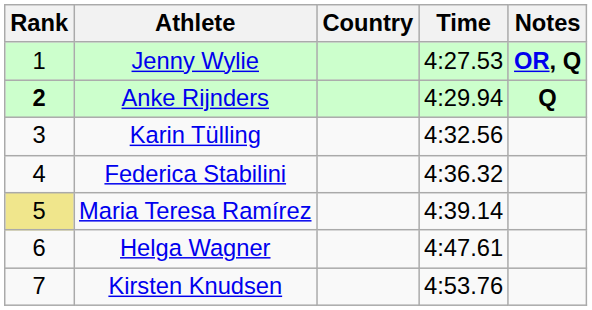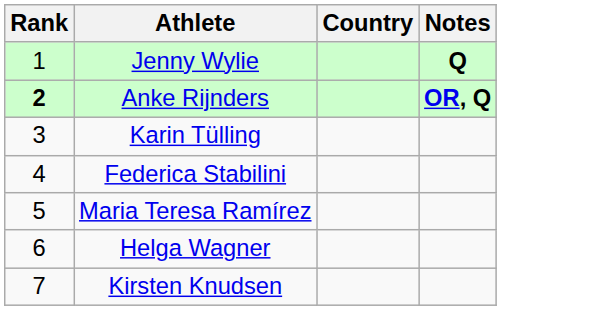- column: (464, 23)
(548, 60) OR, Q -> (458, 60) Q
(548, 98) Q -> (458, 98) OR, Q
(39, 211) khaki background -> (39, 211) no background
